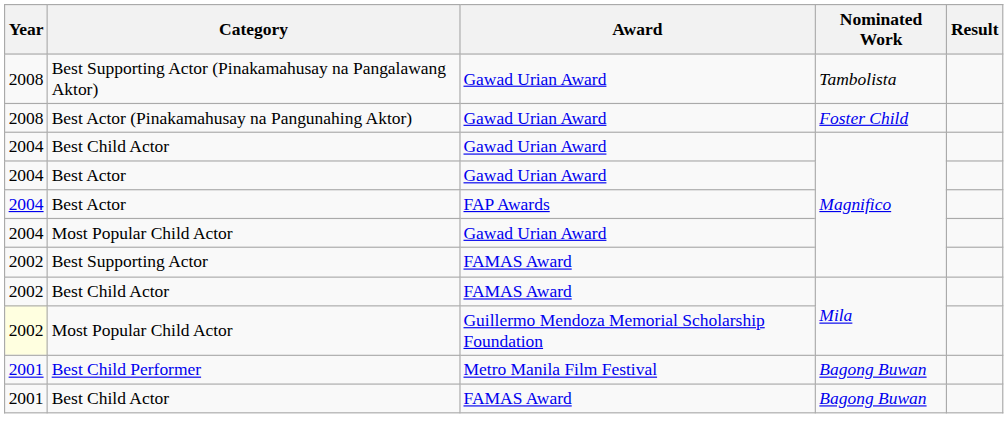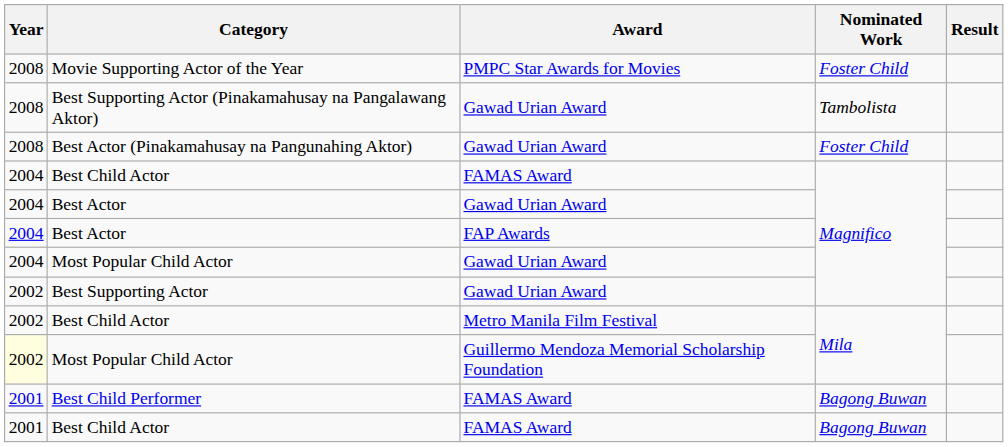+ row: (177, 68)
(535, 146) Gawad Urian Award -> (518, 175) FAMAS Award
(518, 262) FAMAS Award -> (535, 291) Gawad Urian Award
(518, 291) FAMAS Award -> (560, 319) Metro Manila Film Festival
(560, 369) Metro Manila Film Festival -> (518, 398) FAMAS Award
